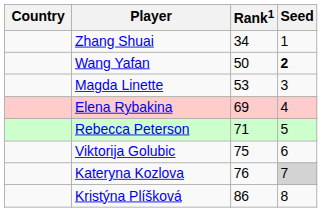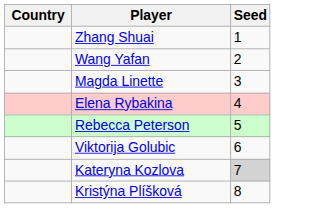- column: (254, 17)
(284, 63) bold -> (237, 59) normal
